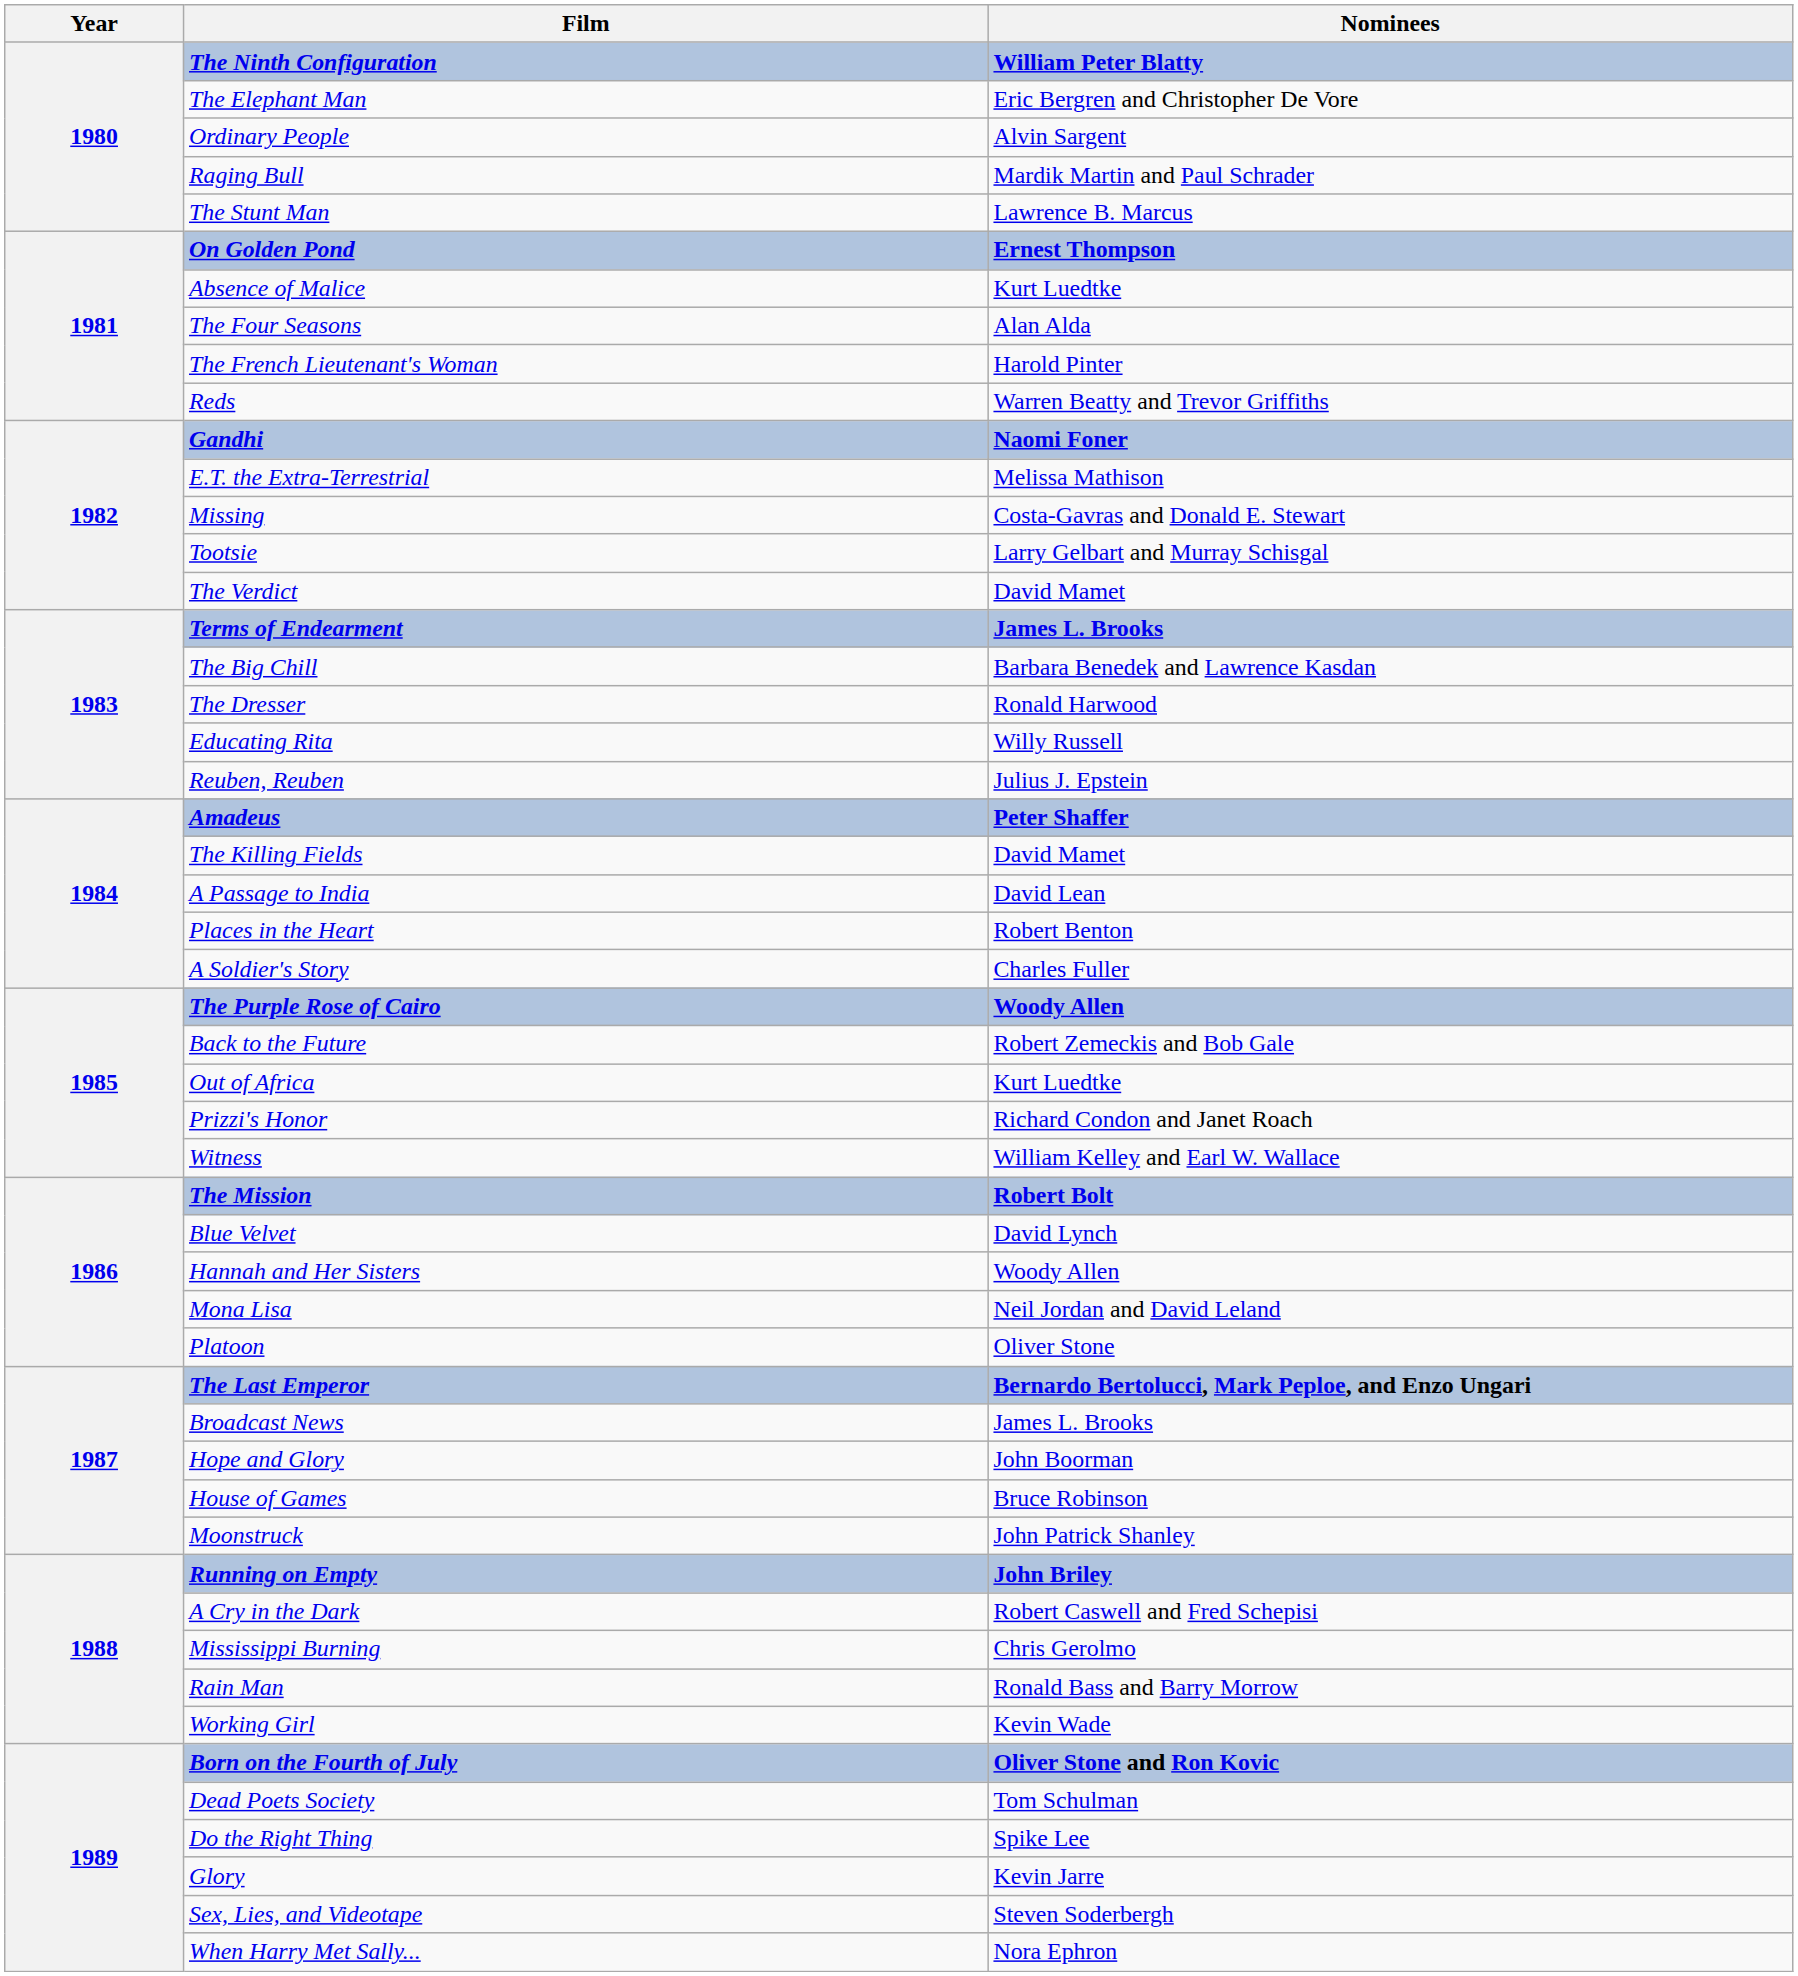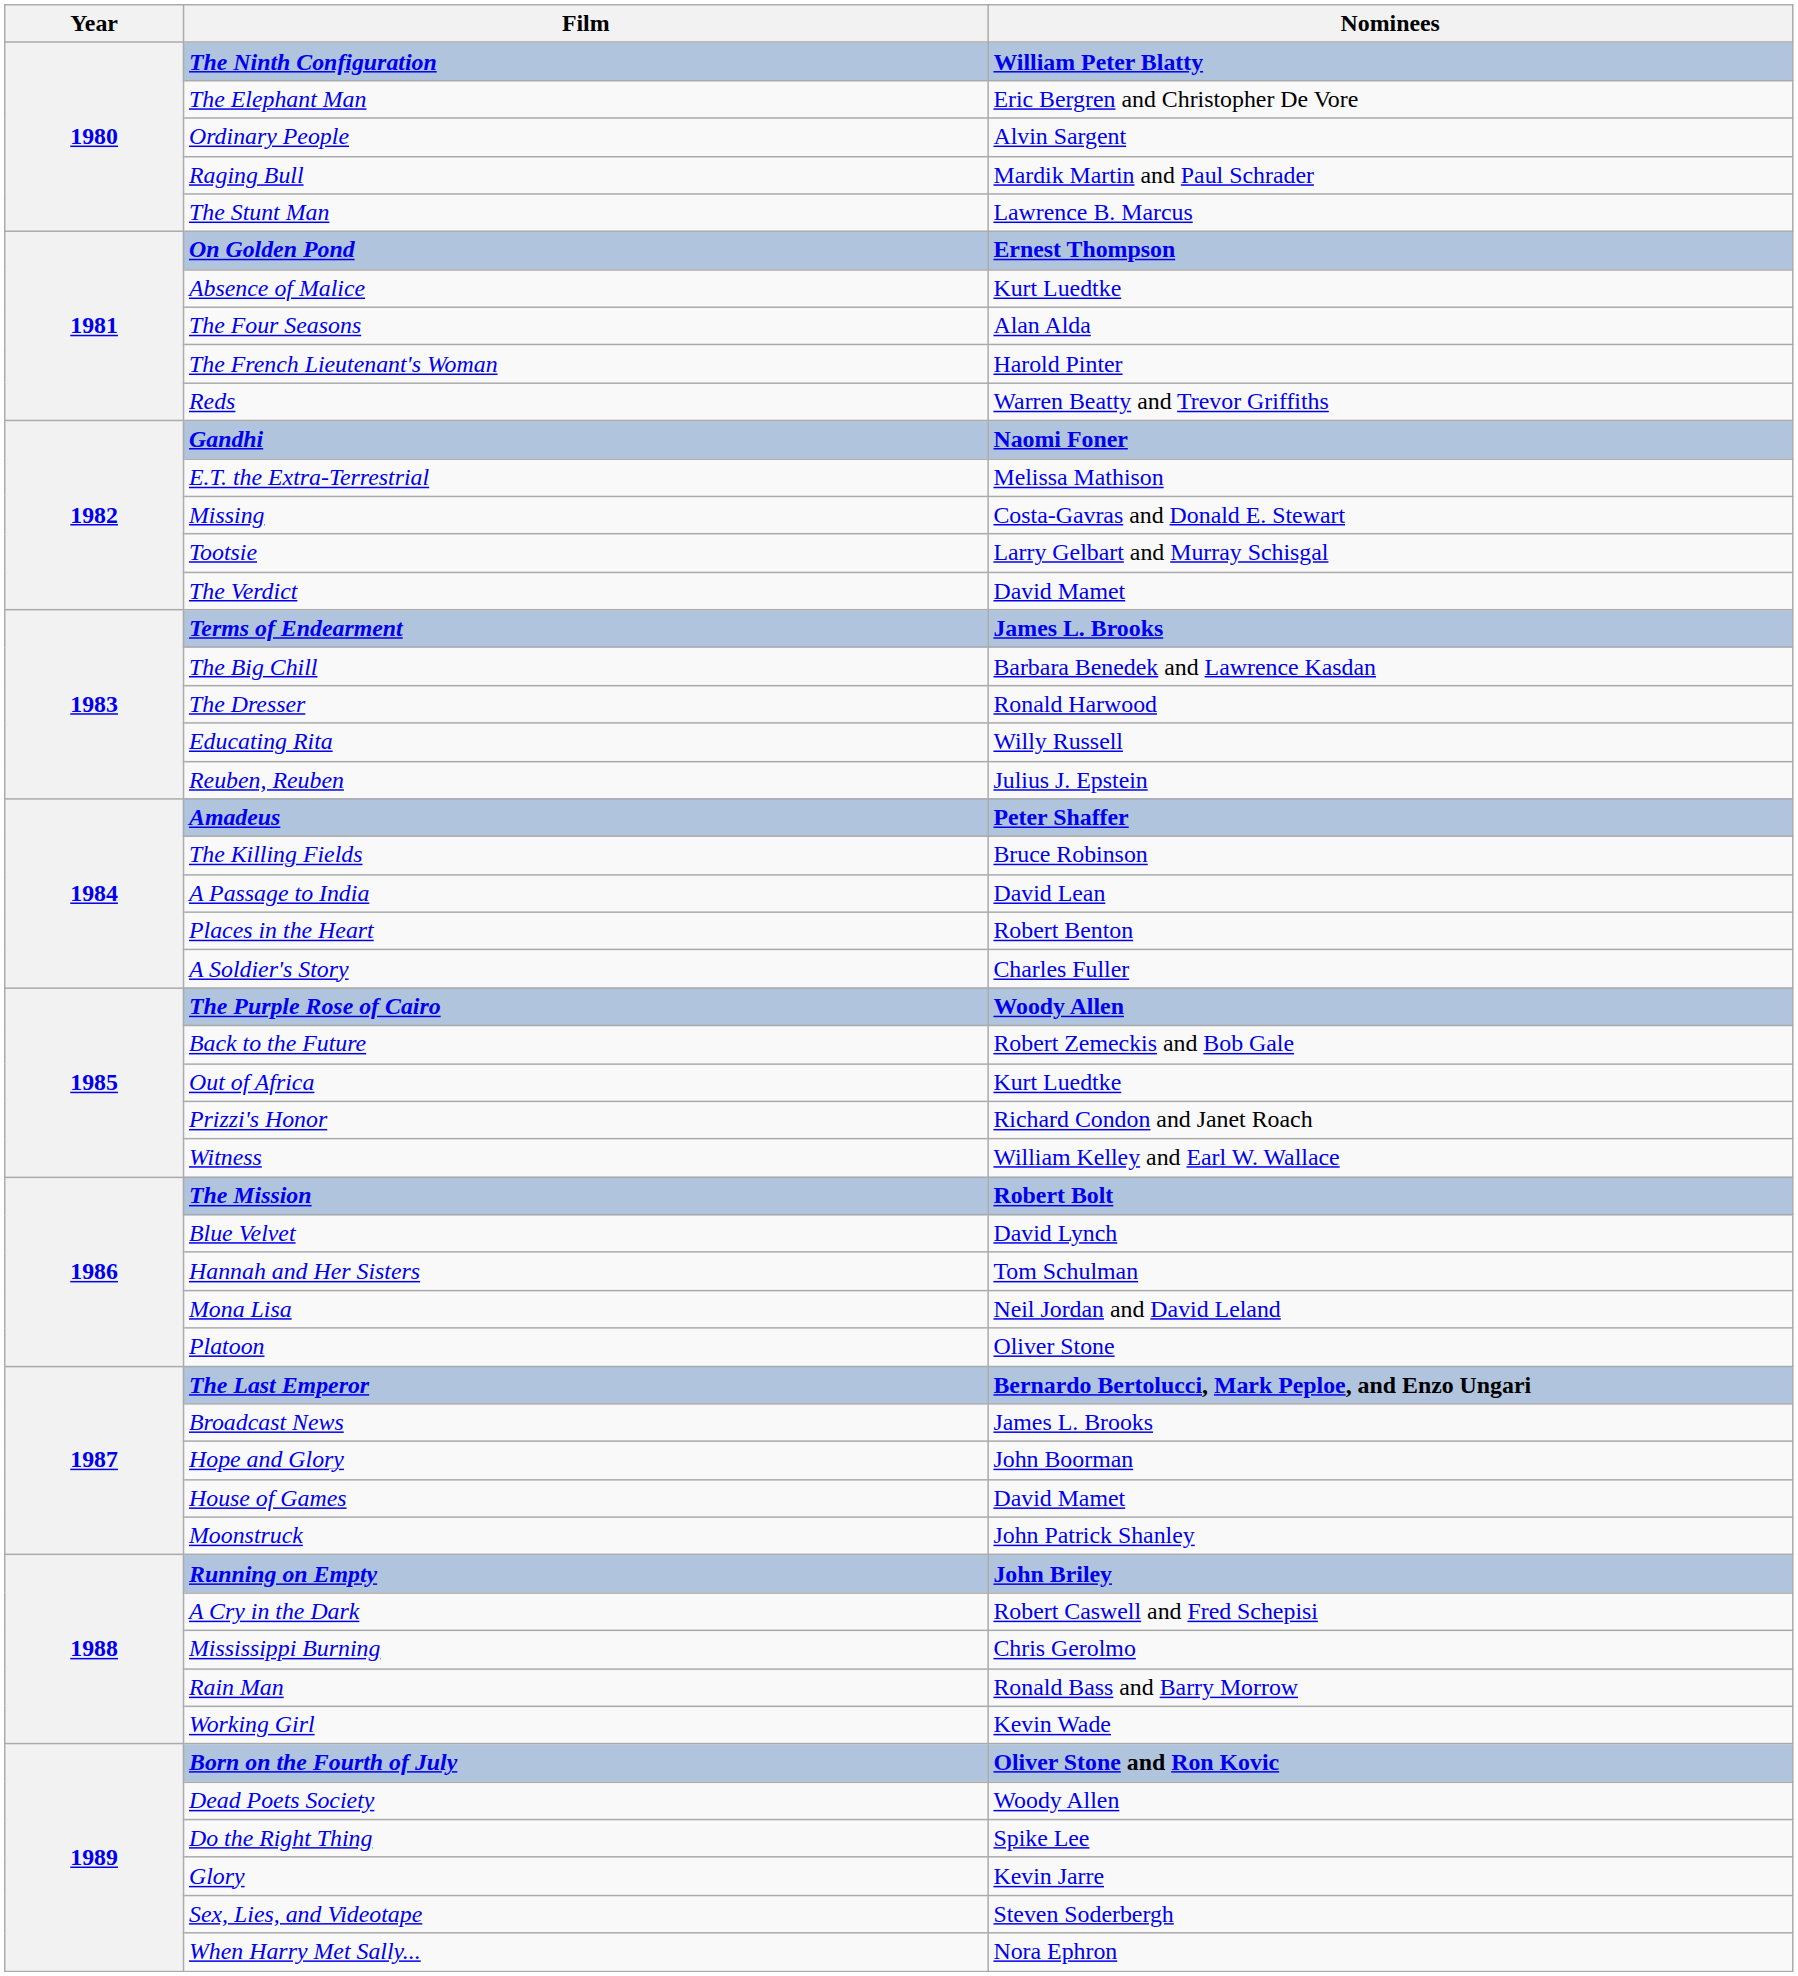(1059, 855) David Mamet -> (1071, 855) Bruce Robinson
(1056, 1271) Woody Allen -> (1066, 1271) Tom Schulman
(1071, 1497) Bruce Robinson -> (1059, 1497) David Mamet
(1066, 1800) Tom Schulman -> (1056, 1800) Woody Allen
